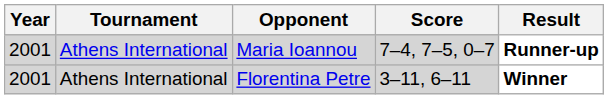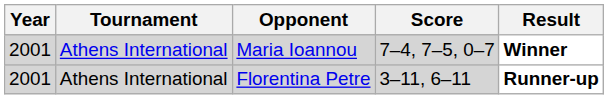(551, 50) Runner-up -> (535, 50) Winner
(535, 80) Winner -> (551, 80) Runner-up
